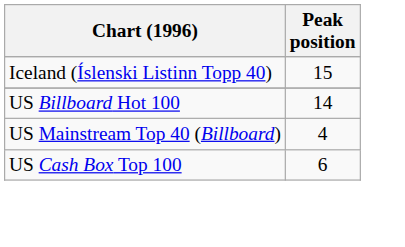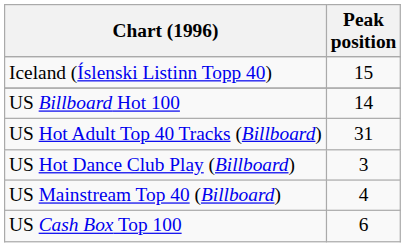+ row: (165, 133)
+ row: (152, 164)
